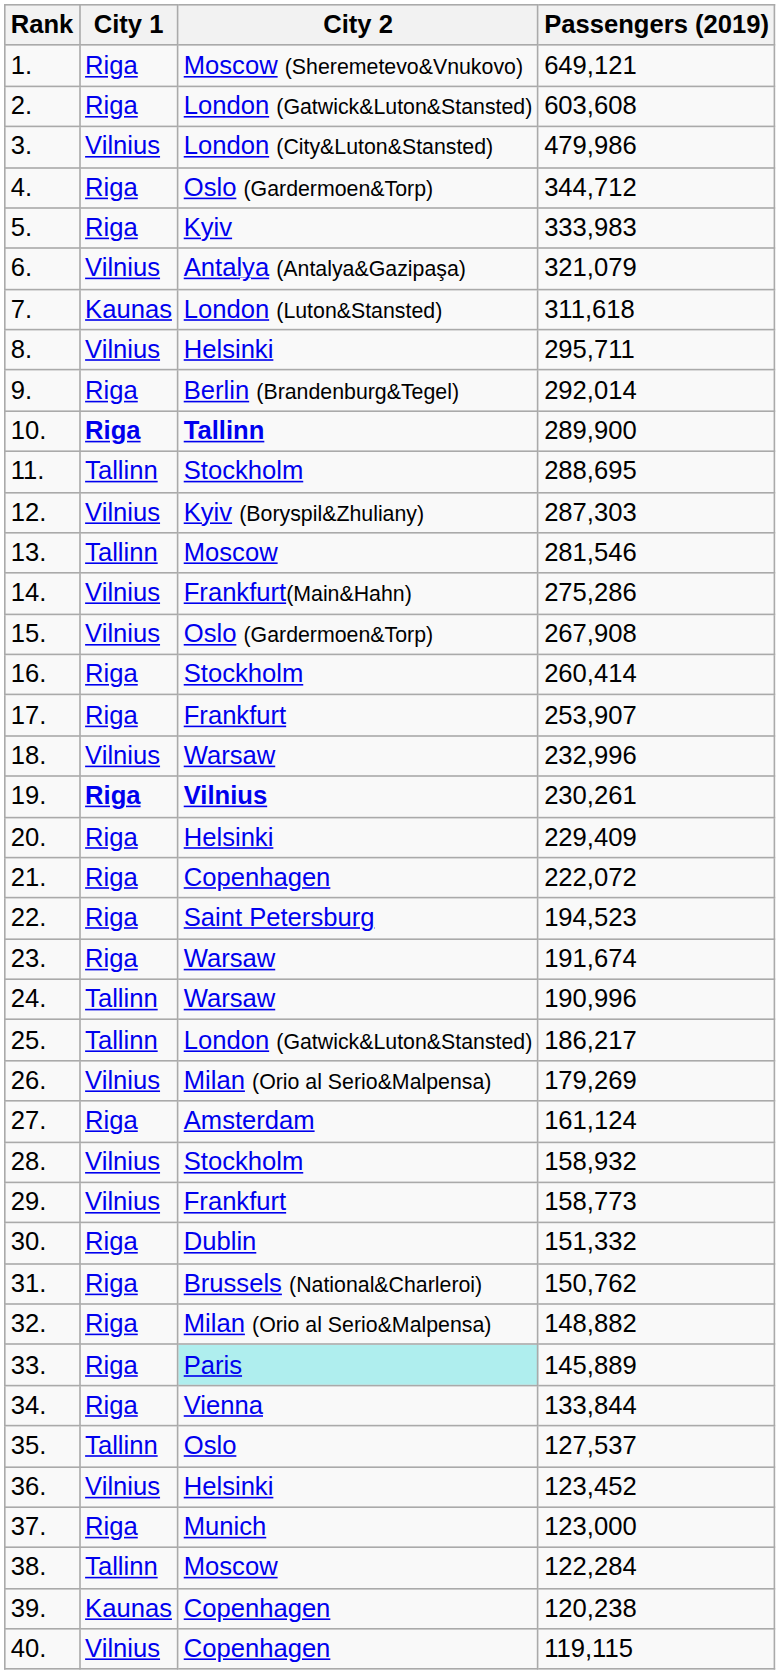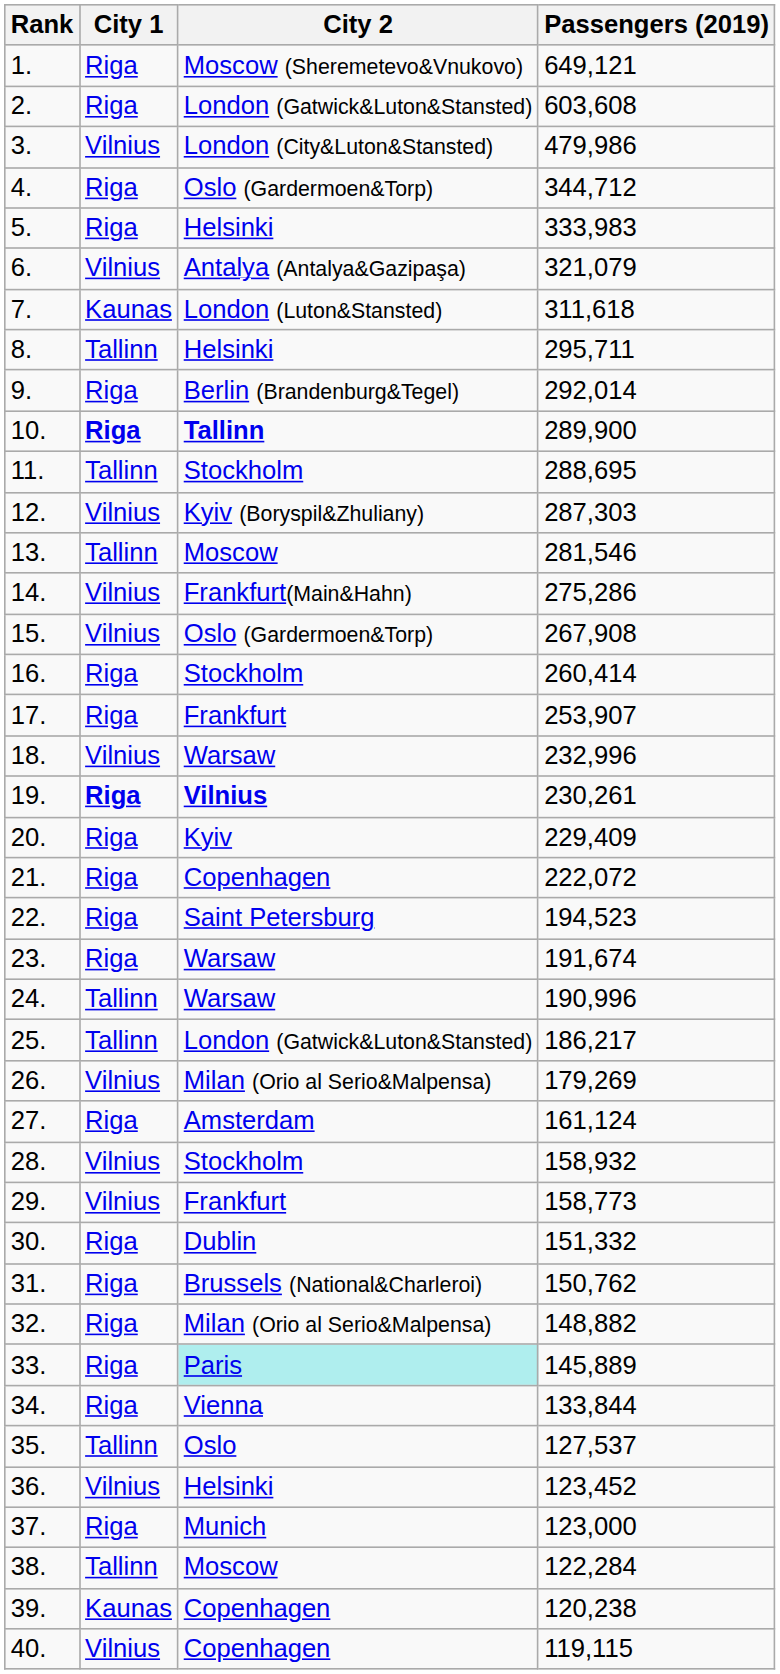(208, 227) Kyiv -> (229, 227) Helsinki
(123, 349) Vilnius -> (121, 349) Tallinn
(229, 836) Helsinki -> (208, 836) Kyiv
